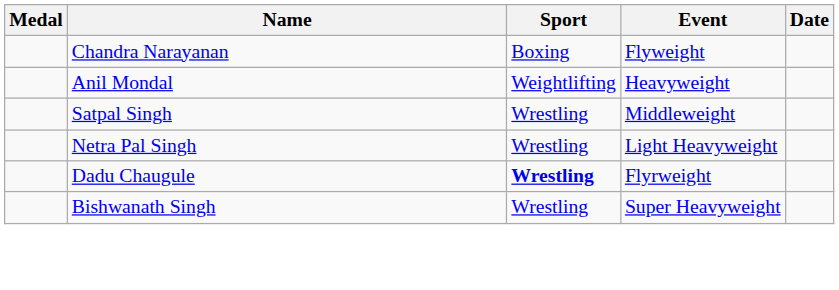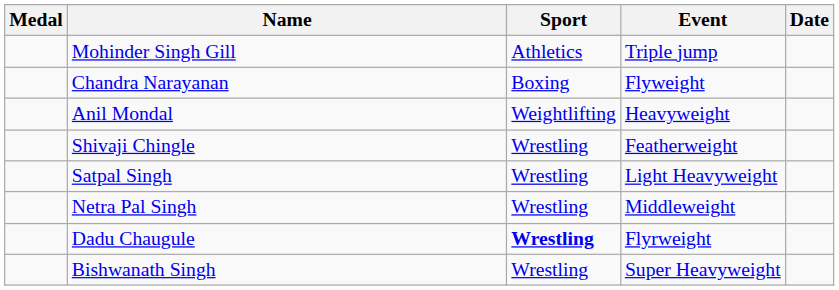+ row: (154, 51)
+ row: (133, 144)
(680, 113) Middleweight -> (701, 176) Light Heavyweight
(701, 144) Light Heavyweight -> (680, 207) Middleweight
